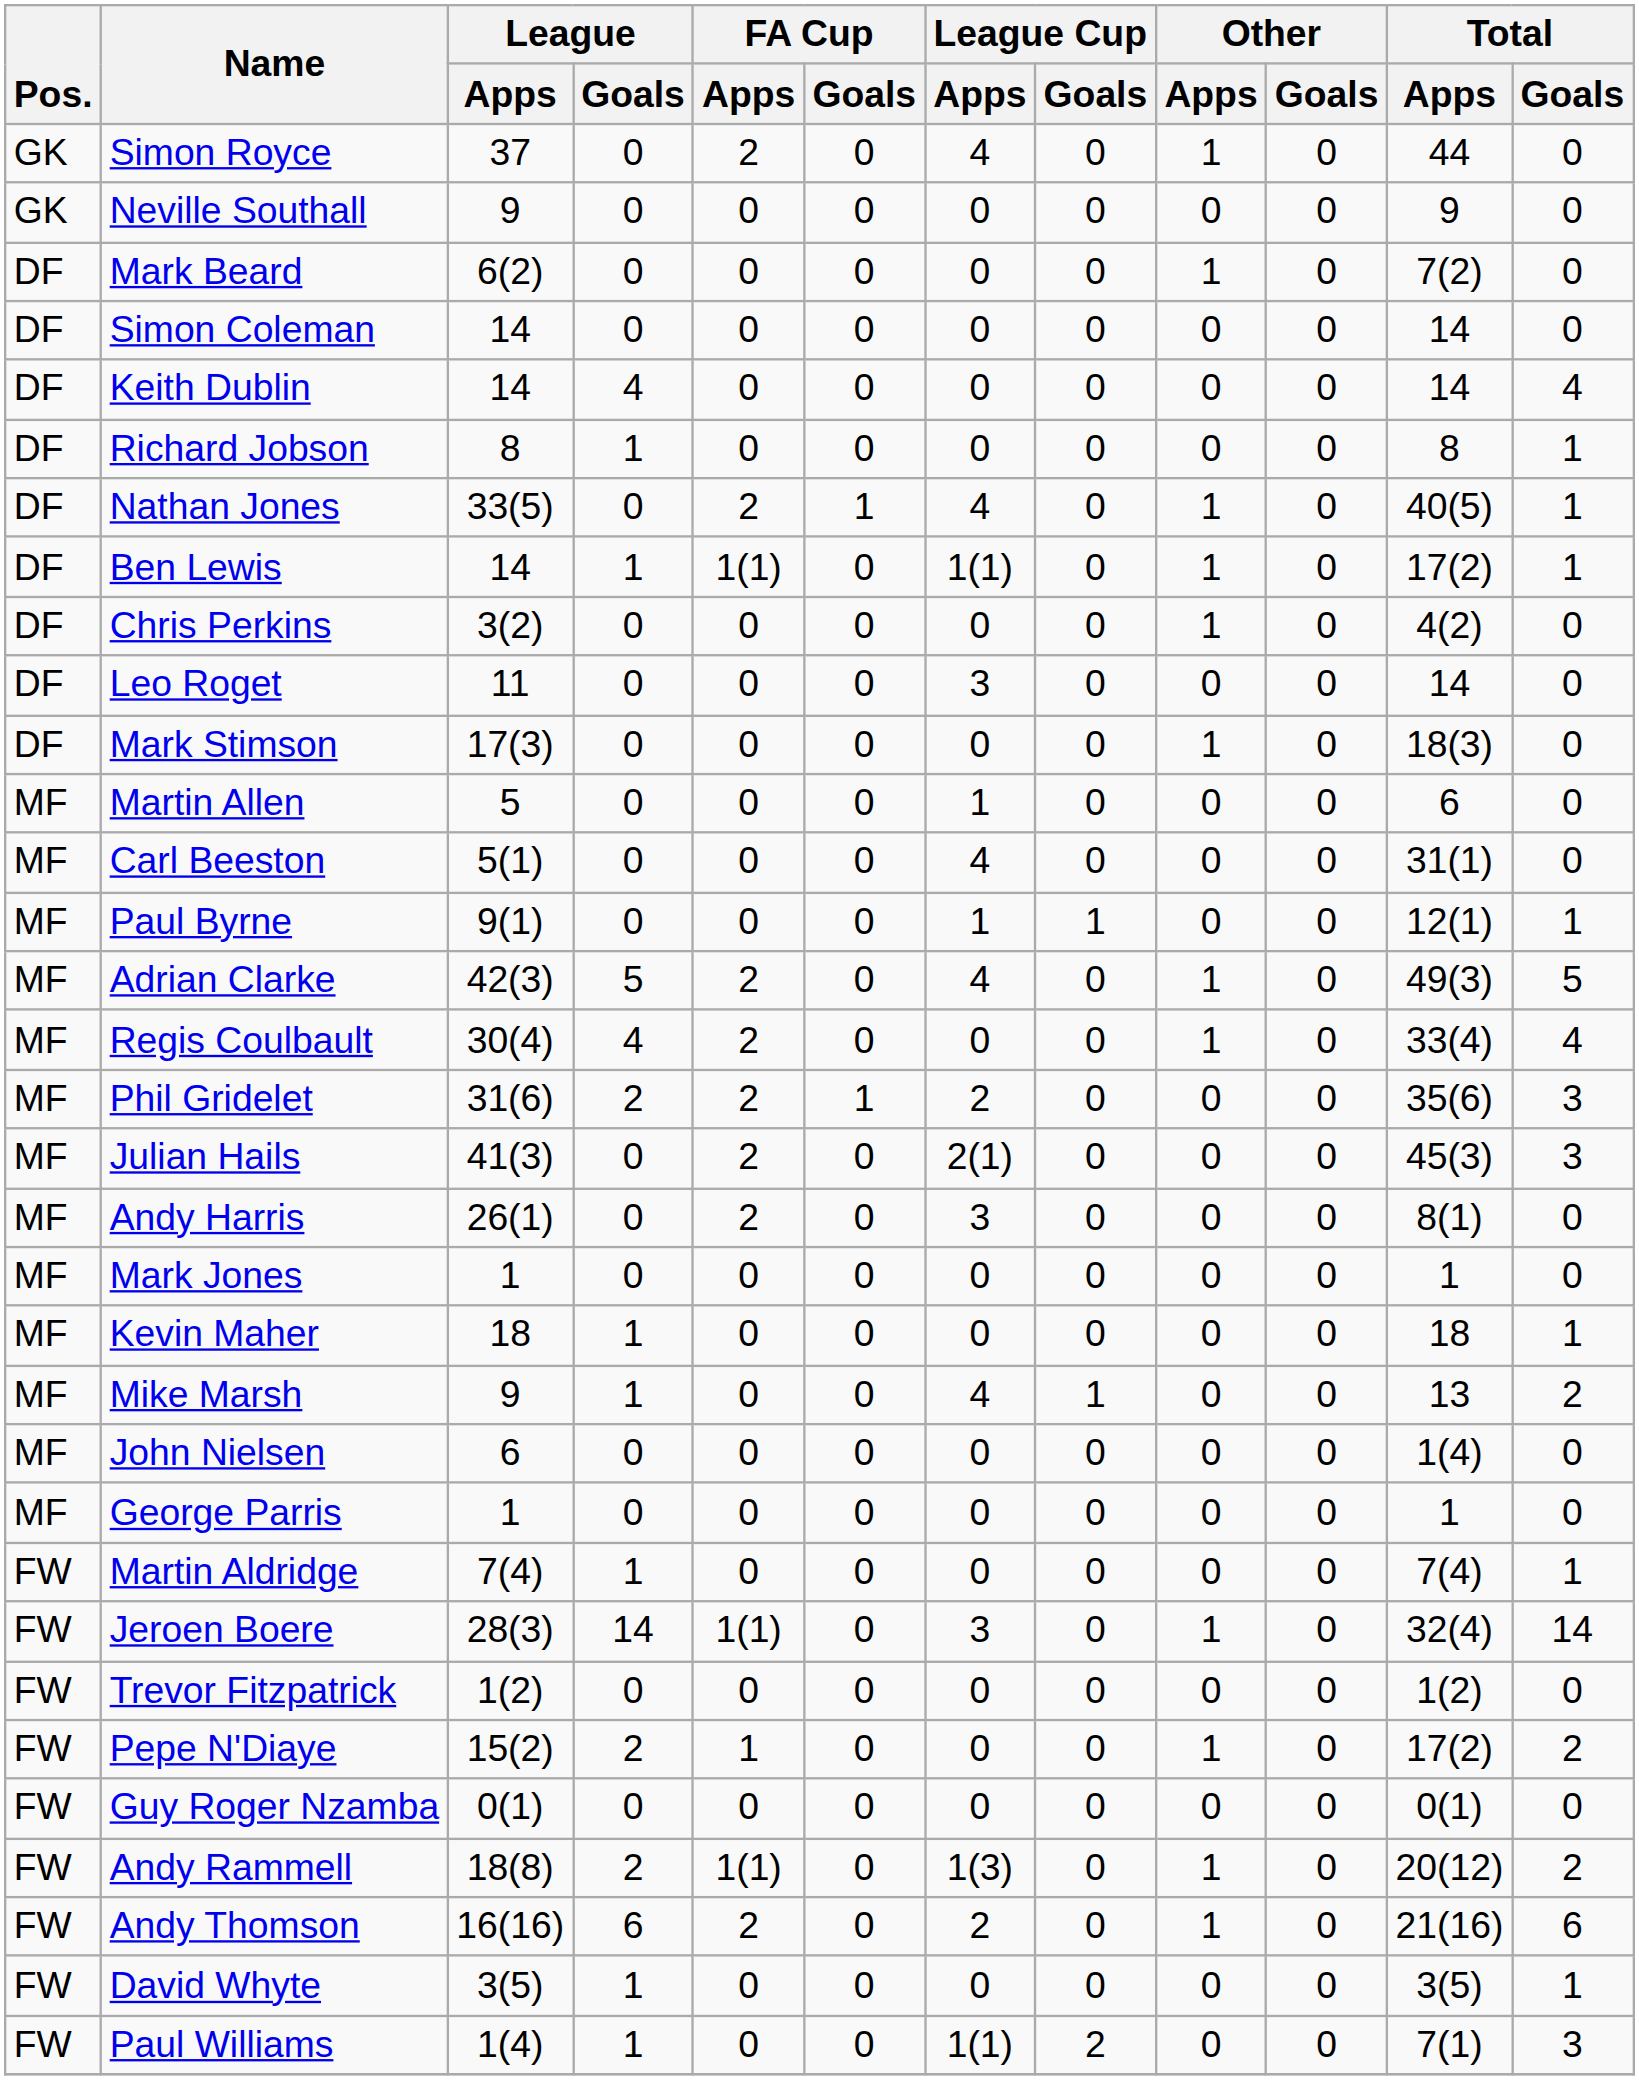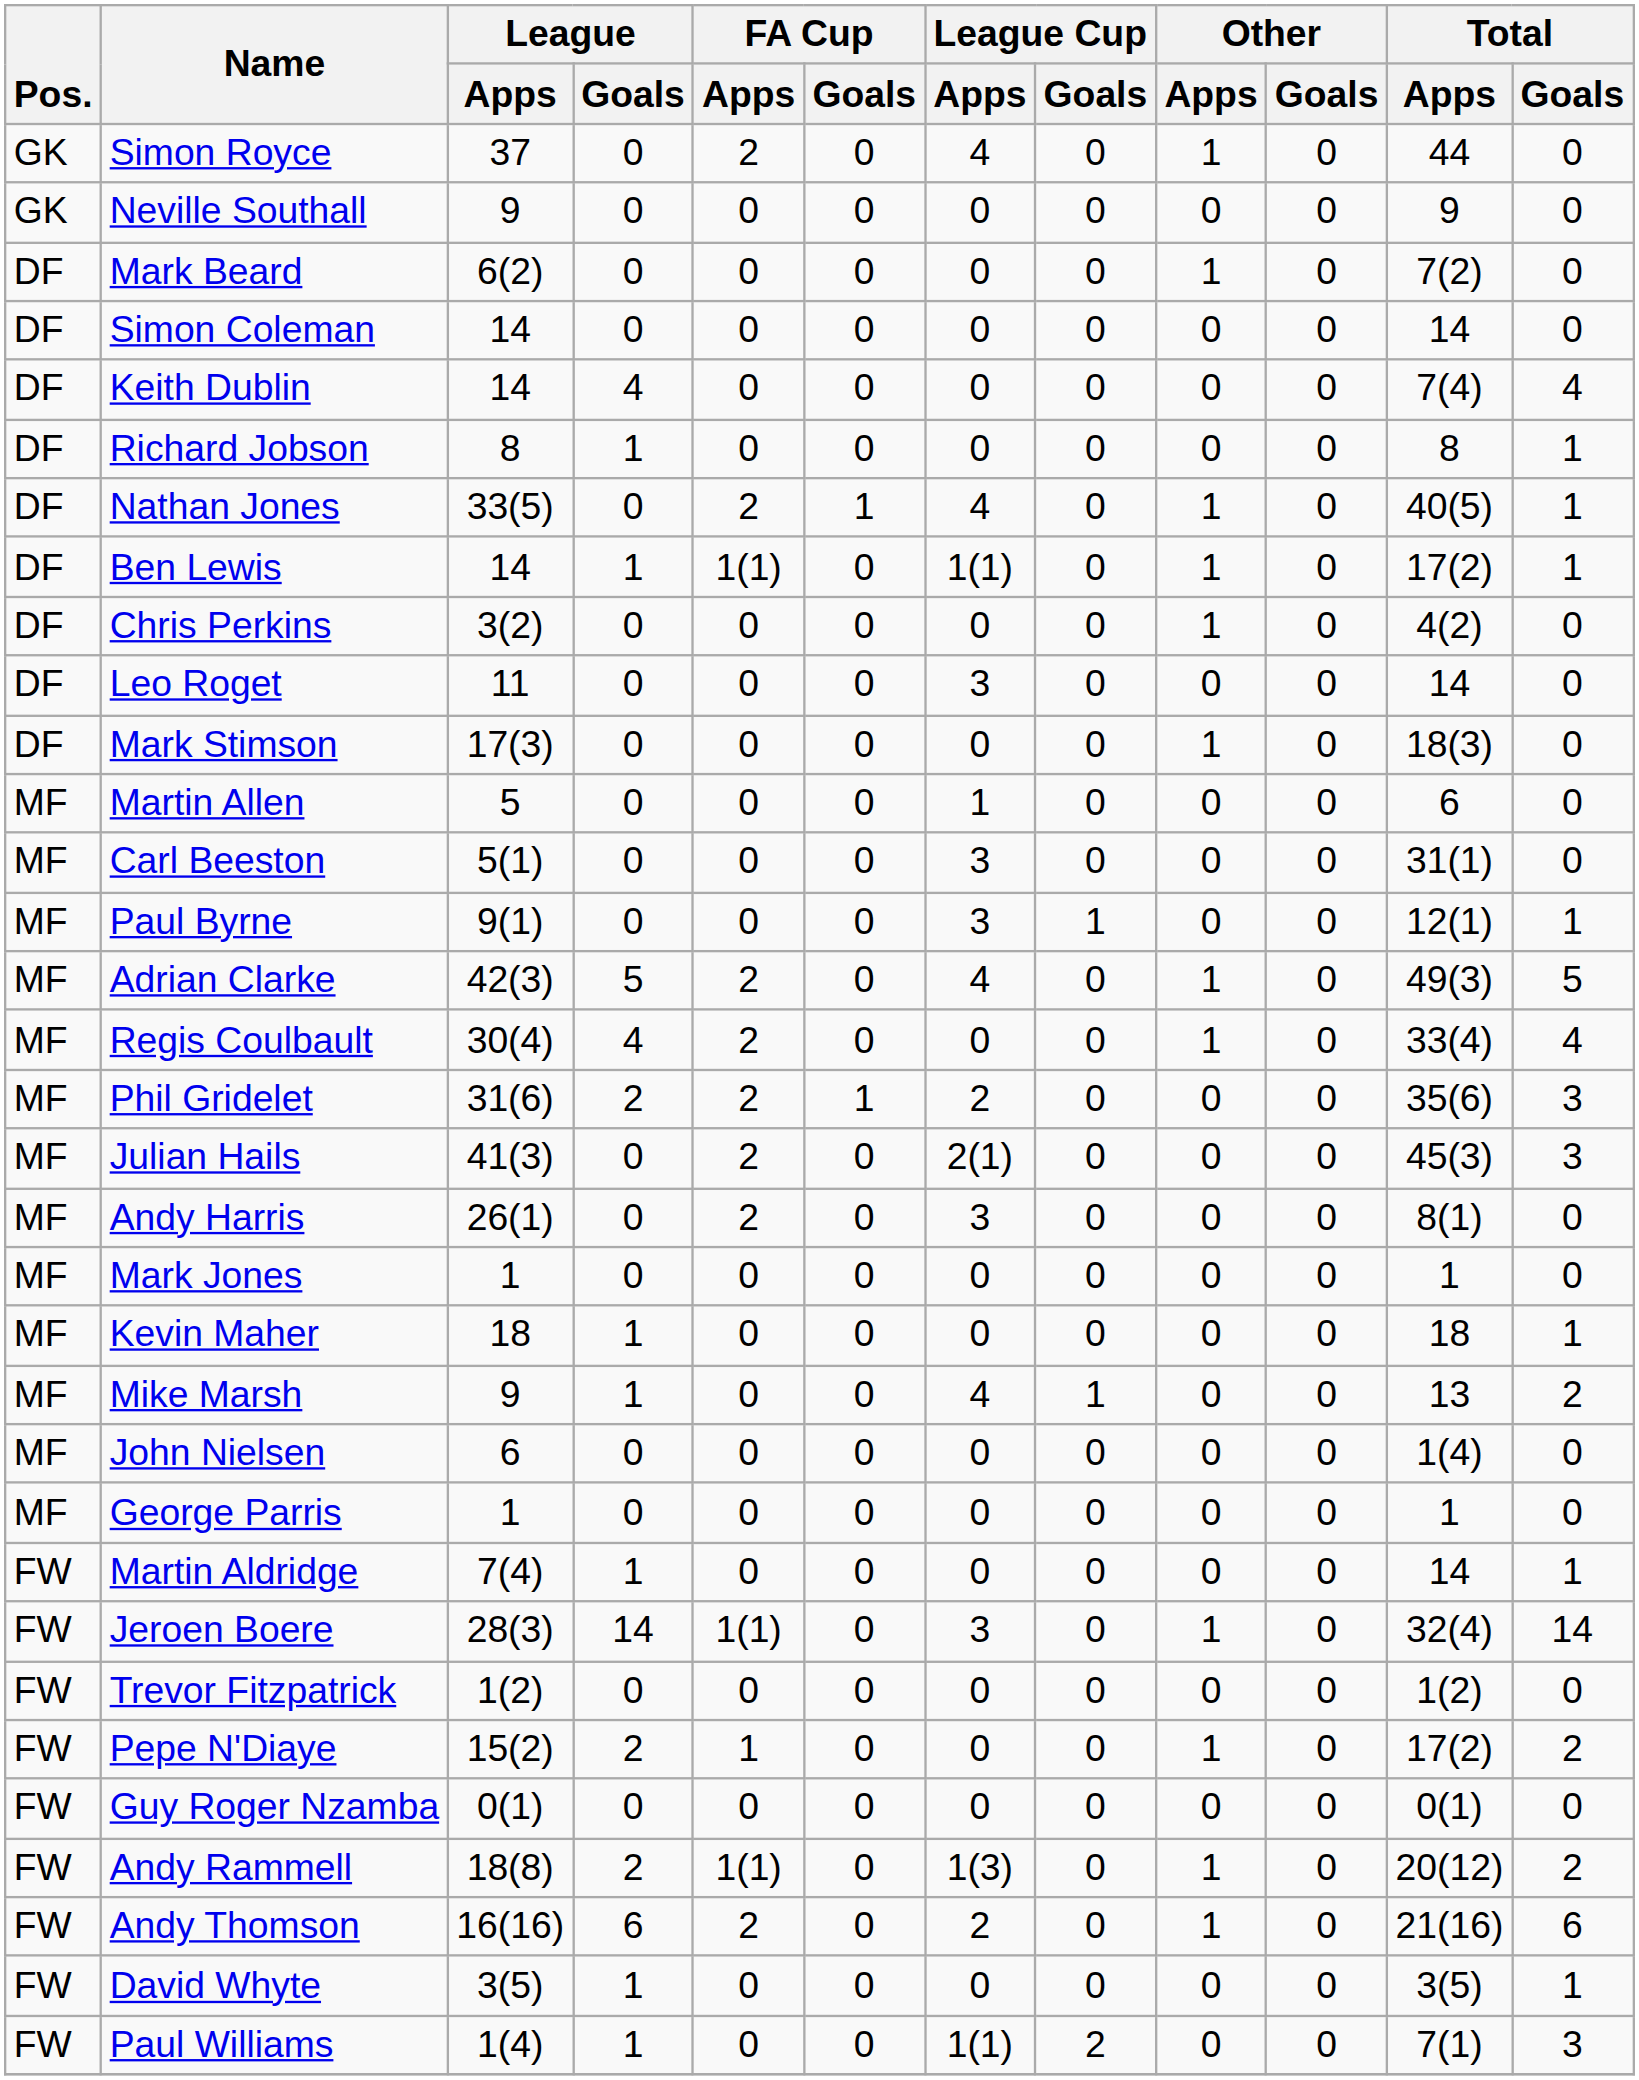(1449, 388) 14 -> (1449, 388) 7(4)
(980, 861) 4 -> (980, 861) 3
(980, 920) 1 -> (980, 920) 3
(1449, 1571) 7(4) -> (1449, 1571) 14
